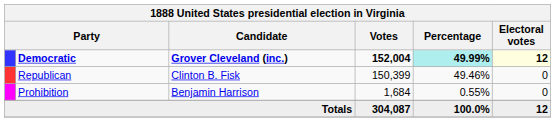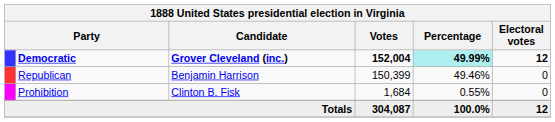(542, 59) lightyellow background -> (542, 59) no background
(206, 75) Clinton B. Fisk -> (215, 75) Benjamin Harrison
(215, 92) Benjamin Harrison -> (206, 92) Clinton B. Fisk
